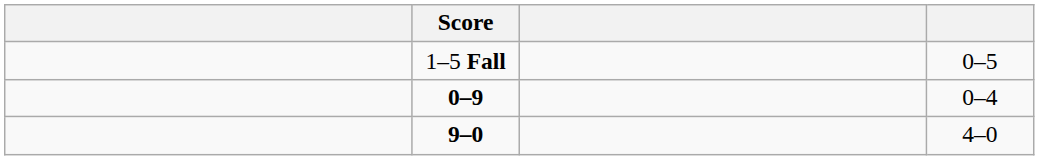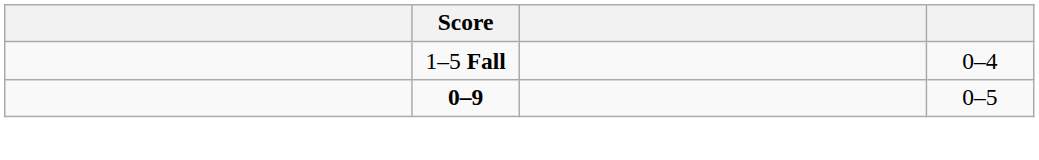(980, 60) 0–5 -> (980, 60) 0–4
(980, 97) 0–4 -> (980, 97) 0–5
- row: (466, 135)
